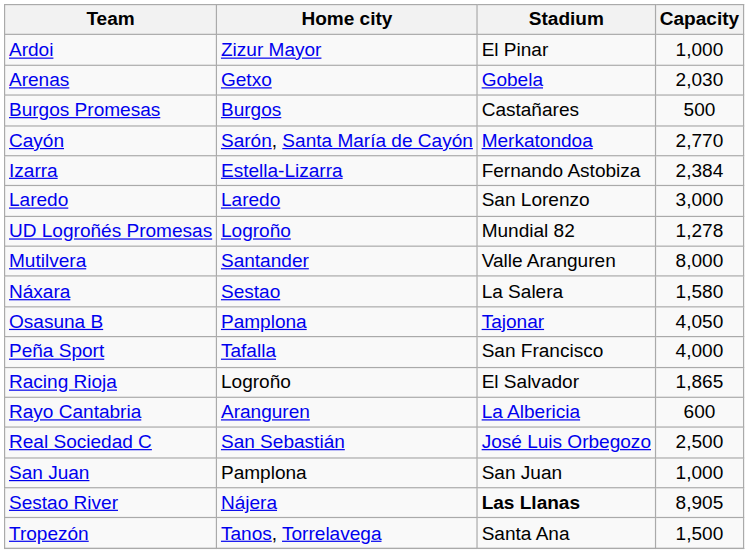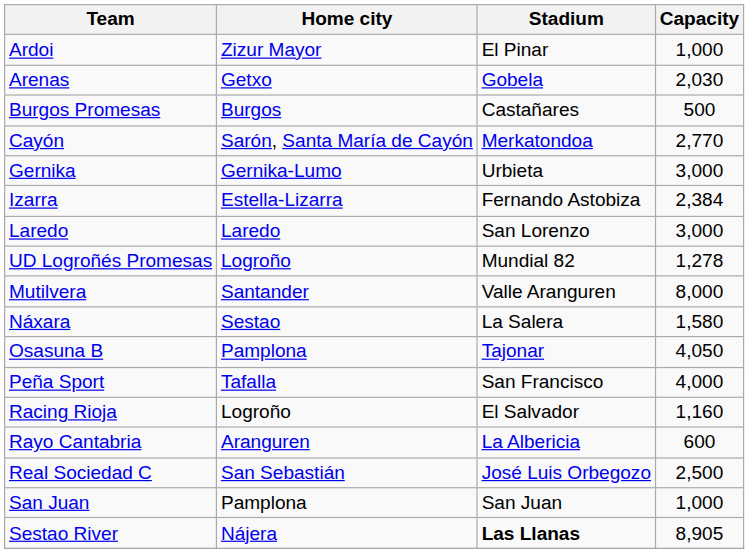+ row: (42, 170)
(699, 381) 1,865 -> (699, 412) 1,160
- row: (49, 532)
